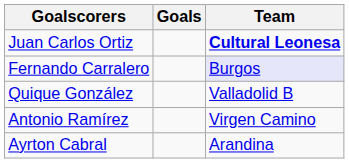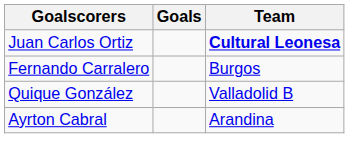(235, 68) lavender background -> (235, 68) no background
- row: (68, 119)
